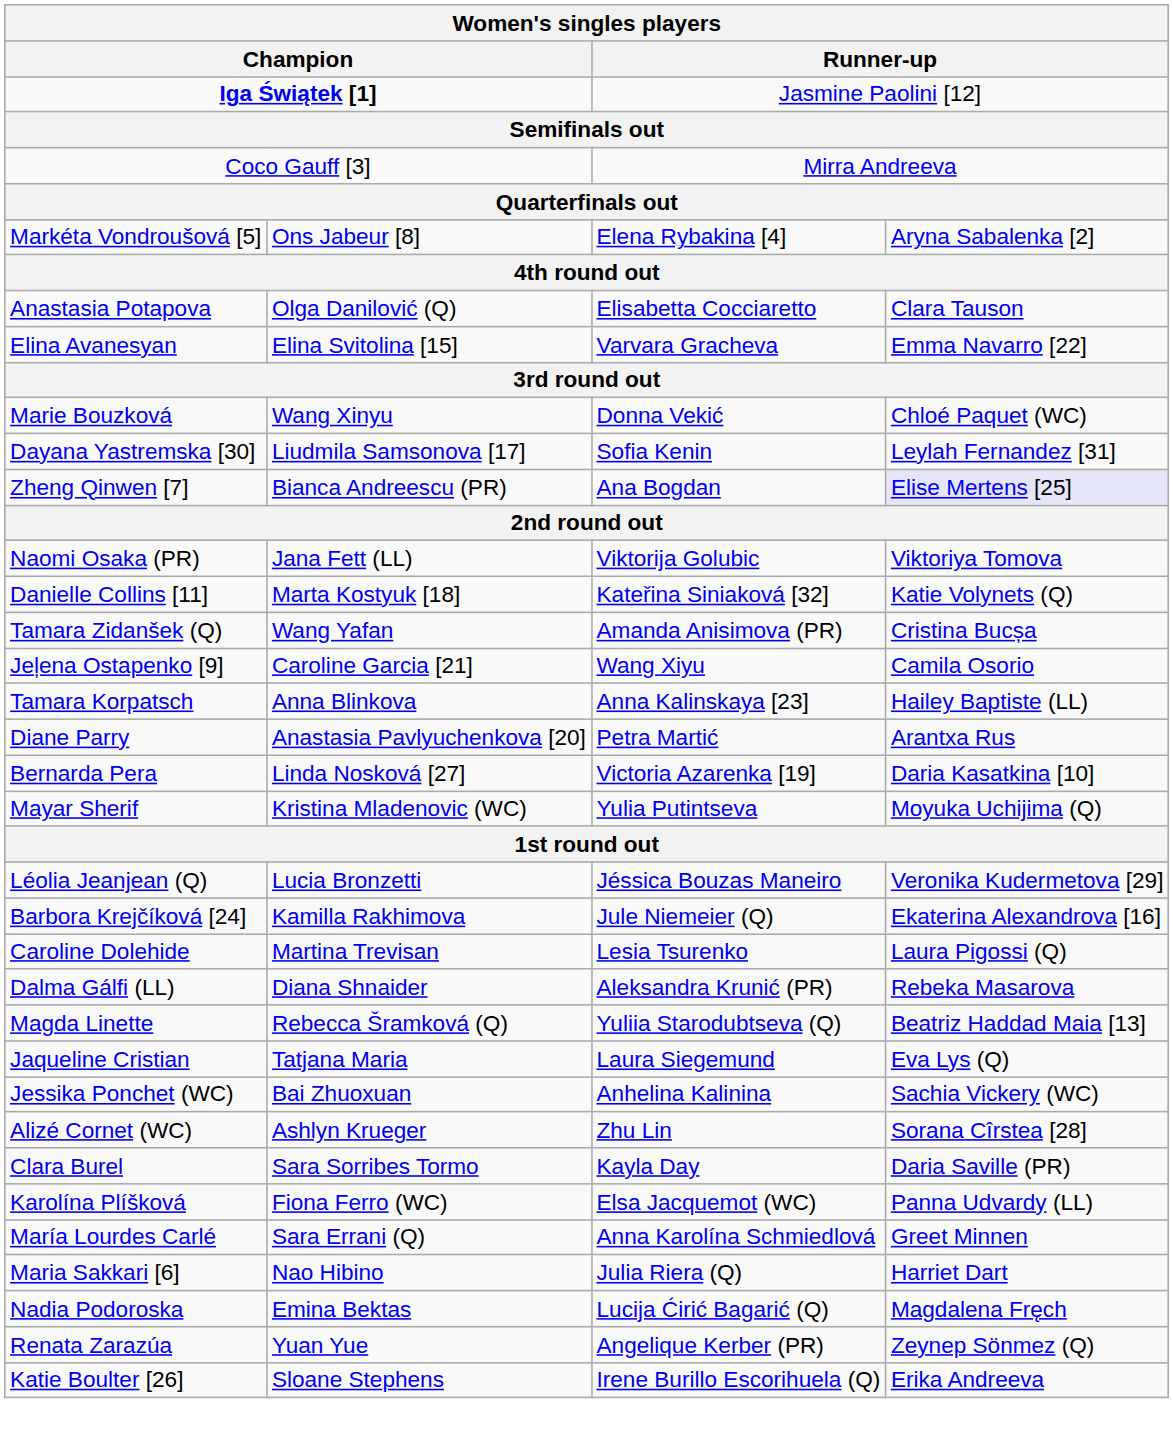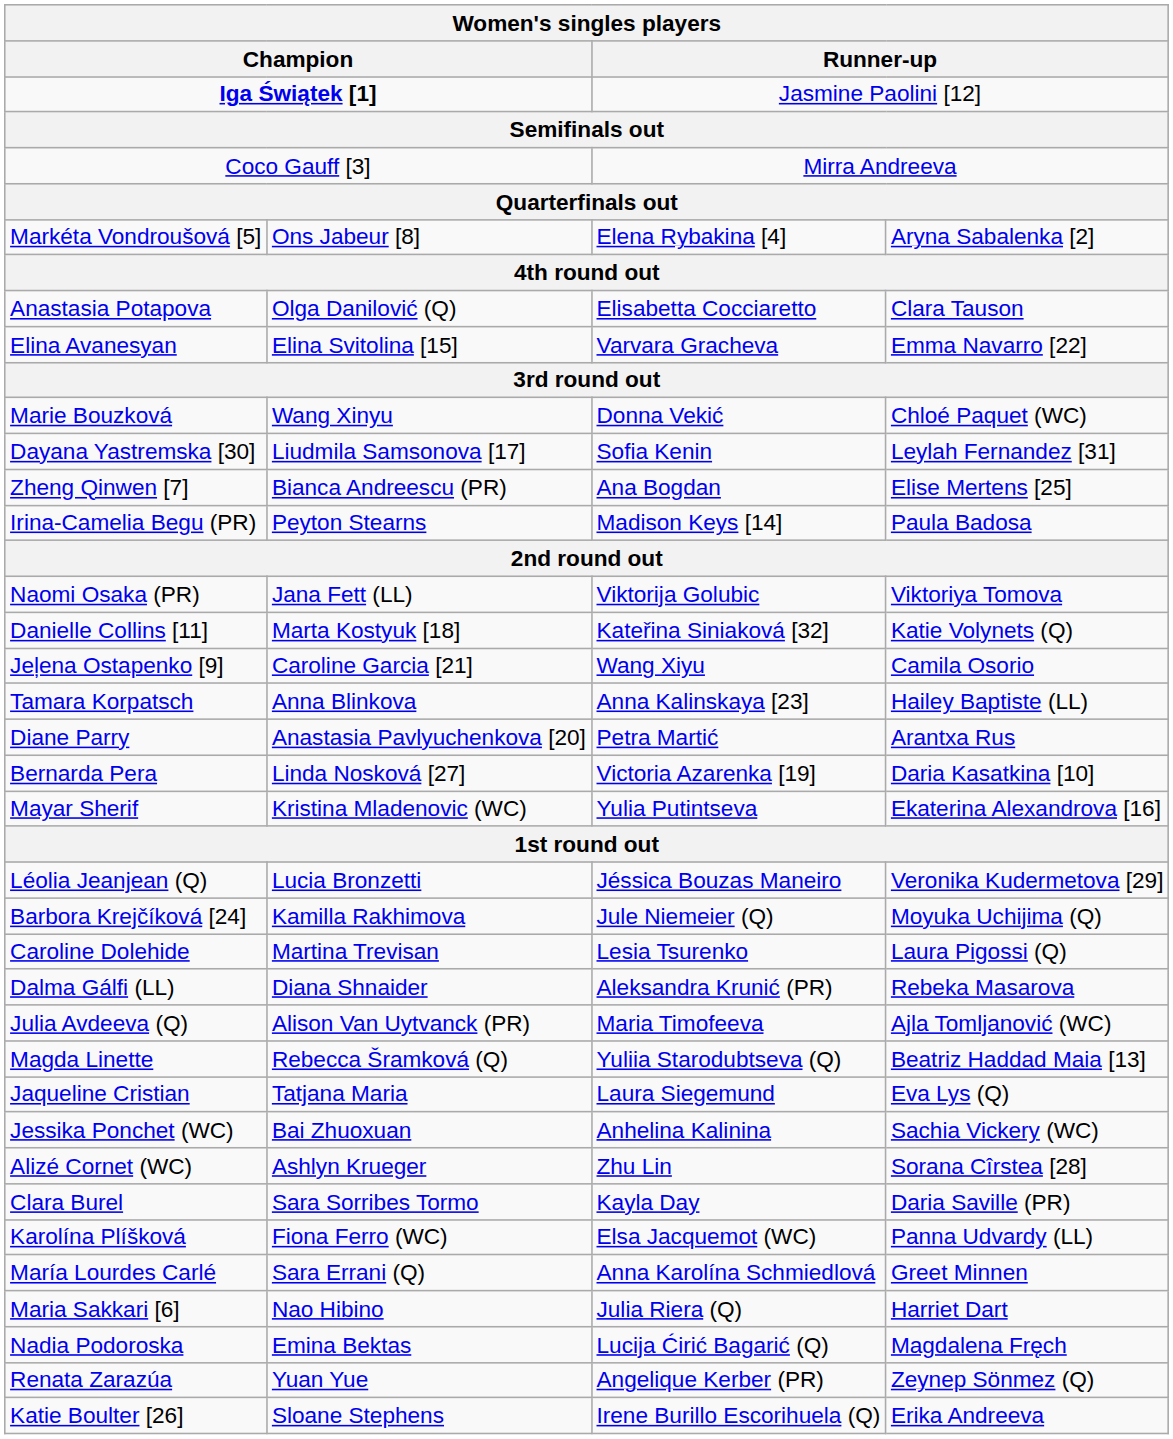(981, 487) lavender background -> (981, 487) no background
+ row: (133, 523)
- row: (116, 630)
(996, 809) Moyuka Uchijima (Q) -> (1026, 809) Ekaterina Alexandrova [16]
(1026, 916) Ekaterina Alexandrova [16] -> (996, 916) Moyuka Uchijima (Q)
+ row: (99, 1023)
